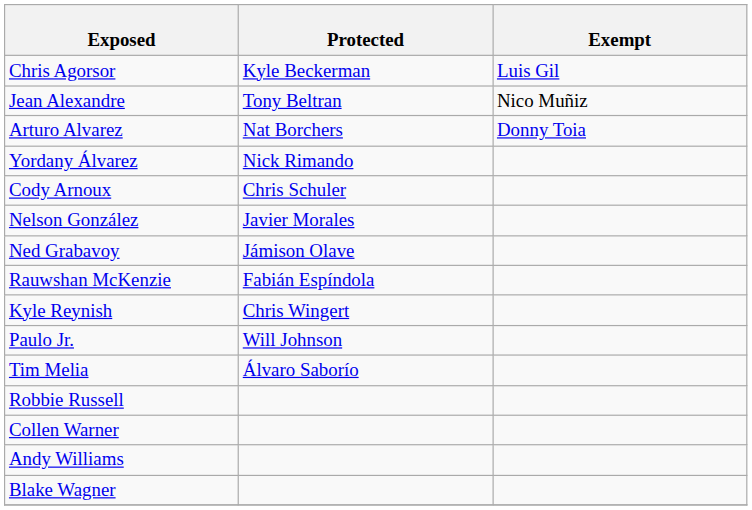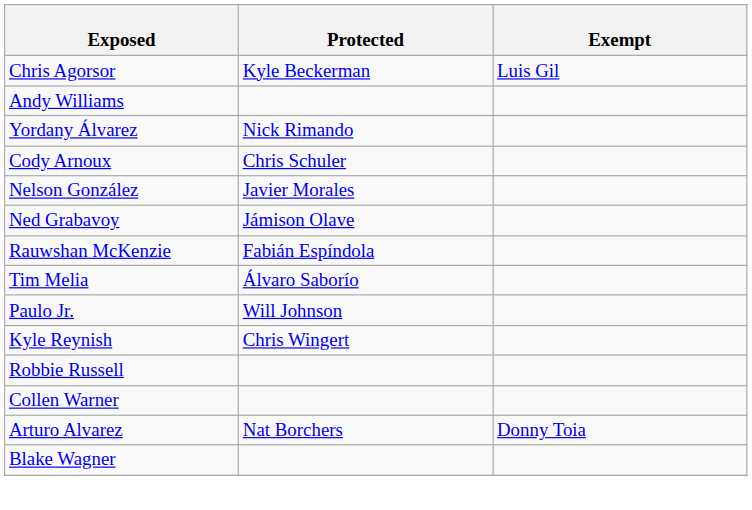- row: (67, 100)
rows swapped: (66, 130) <-> (66, 459)
rows swapped: (49, 370) <-> (61, 310)
